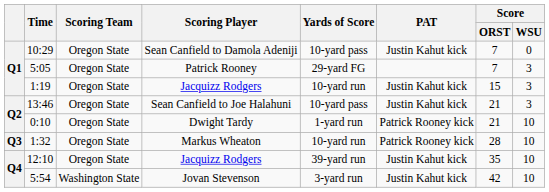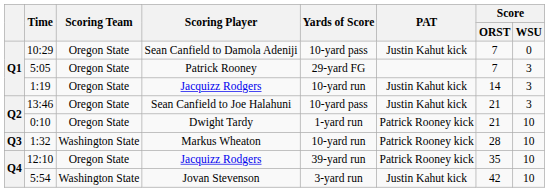(495, 86) 15 -> (495, 86) 14
(99, 141) Oregon State -> (99, 141) Washington State
(427, 159) Justin Kahut kick -> (427, 159) Patrick Rooney kick
